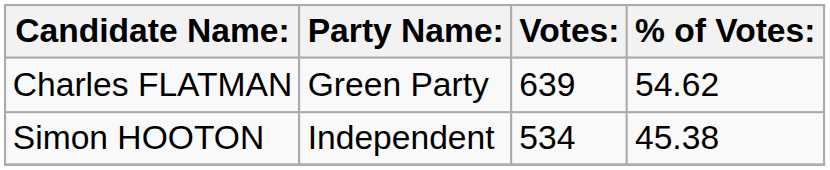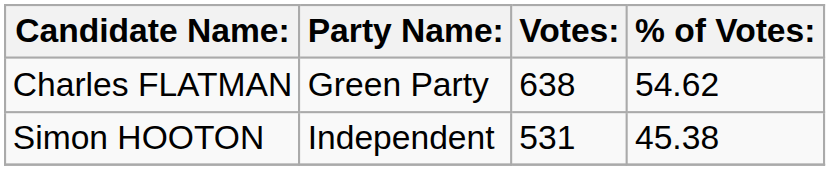(547, 84) 639 -> (547, 84) 638
(547, 137) 534 -> (547, 137) 531
